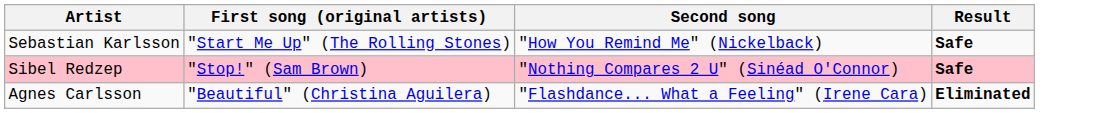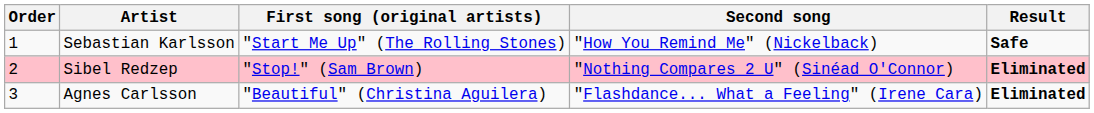+ column: (32, 18)
(954, 69) Safe -> (1038, 69) Eliminated
